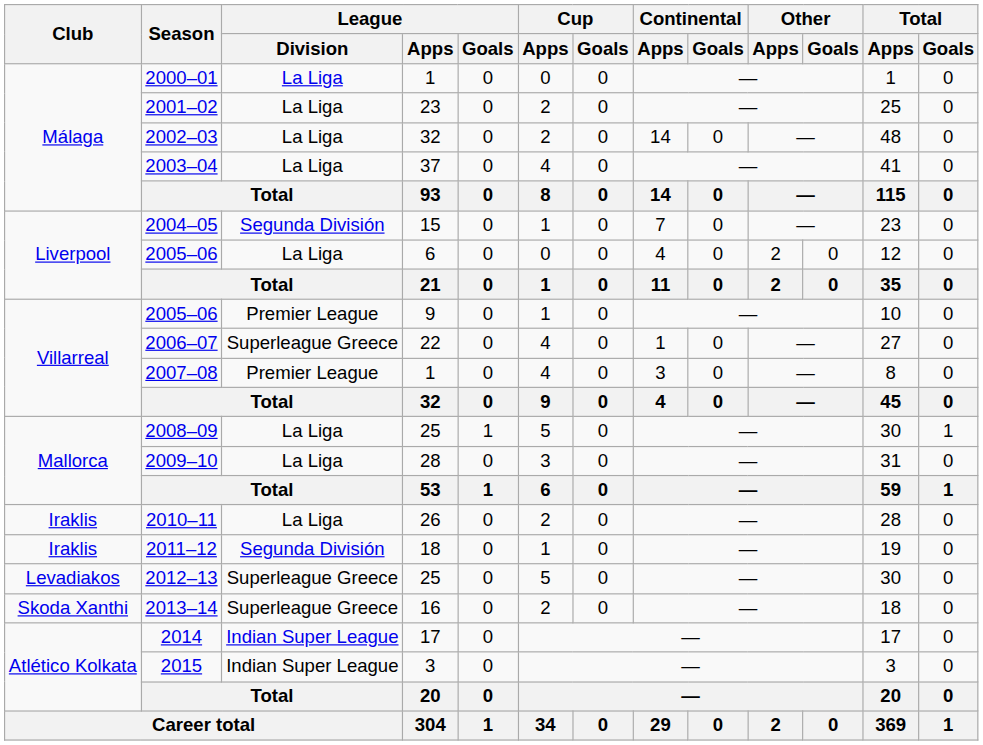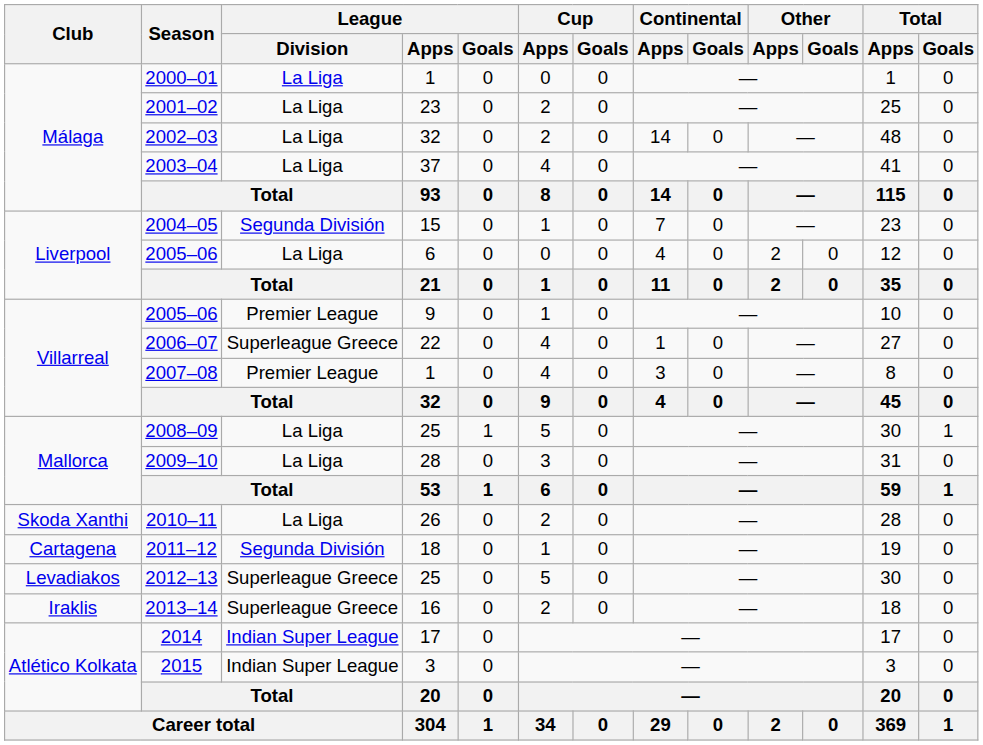(73, 519) Iraklis -> (73, 519) Skoda Xanthi
(73, 549) Iraklis -> (73, 549) Cartagena
(73, 607) Skoda Xanthi -> (73, 607) Iraklis
